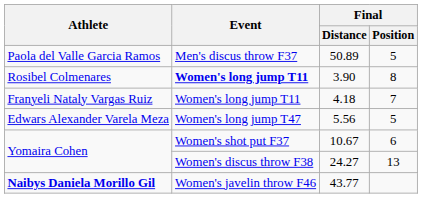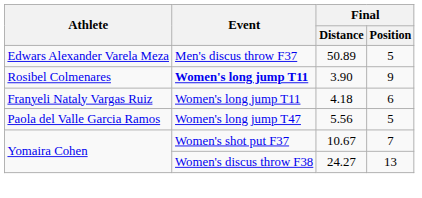(84, 56) Paola del Valle Garcia Ramos -> (88, 56) Edwars Alexander Varela Meza
(393, 77) 8 -> (390, 77) 9
(393, 98) 7 -> (390, 98) 6
(88, 120) Edwars Alexander Varela Meza -> (84, 120) Paola del Valle Garcia Ramos
(393, 141) 6 -> (390, 141) 7
- row: (344, 183)
